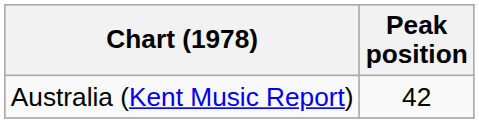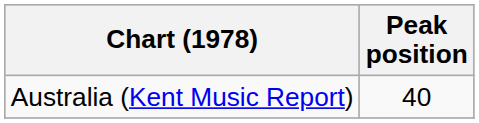(417, 96) 42 -> (417, 96) 40
